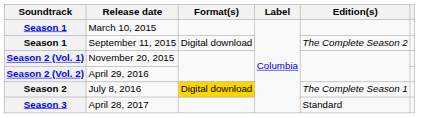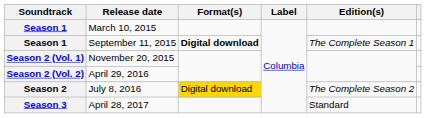(216, 43) normal -> (220, 43) bold
(355, 43) The Complete Season 2 -> (362, 43) The Complete Season 1
(355, 89) The Complete Season 1 -> (362, 89) The Complete Season 2
